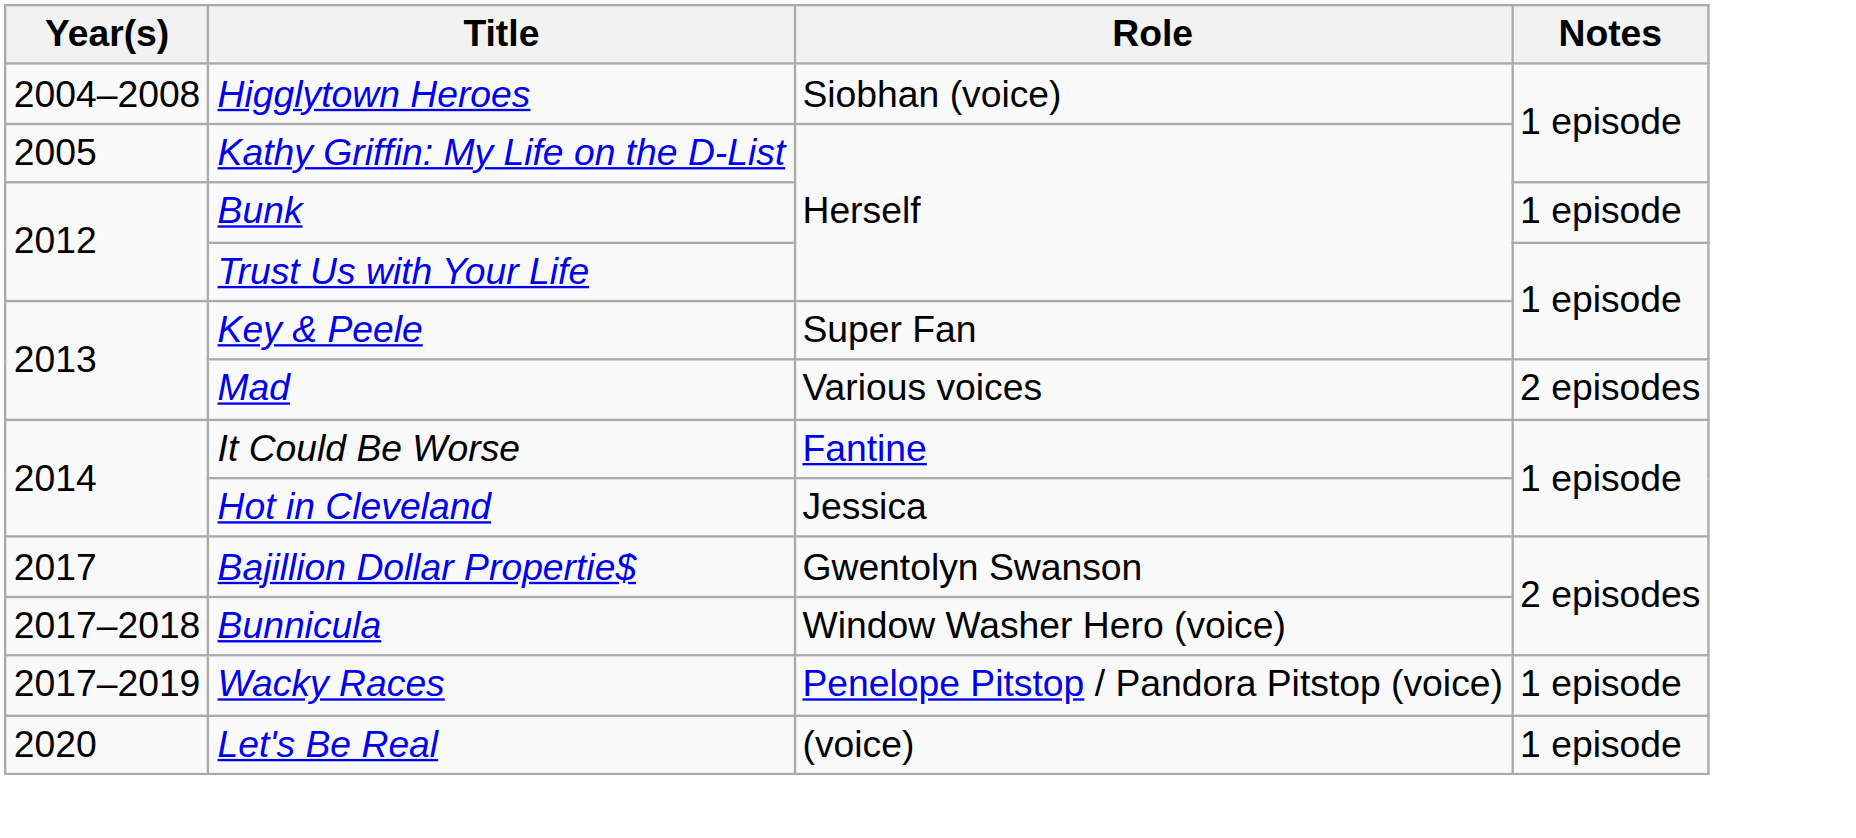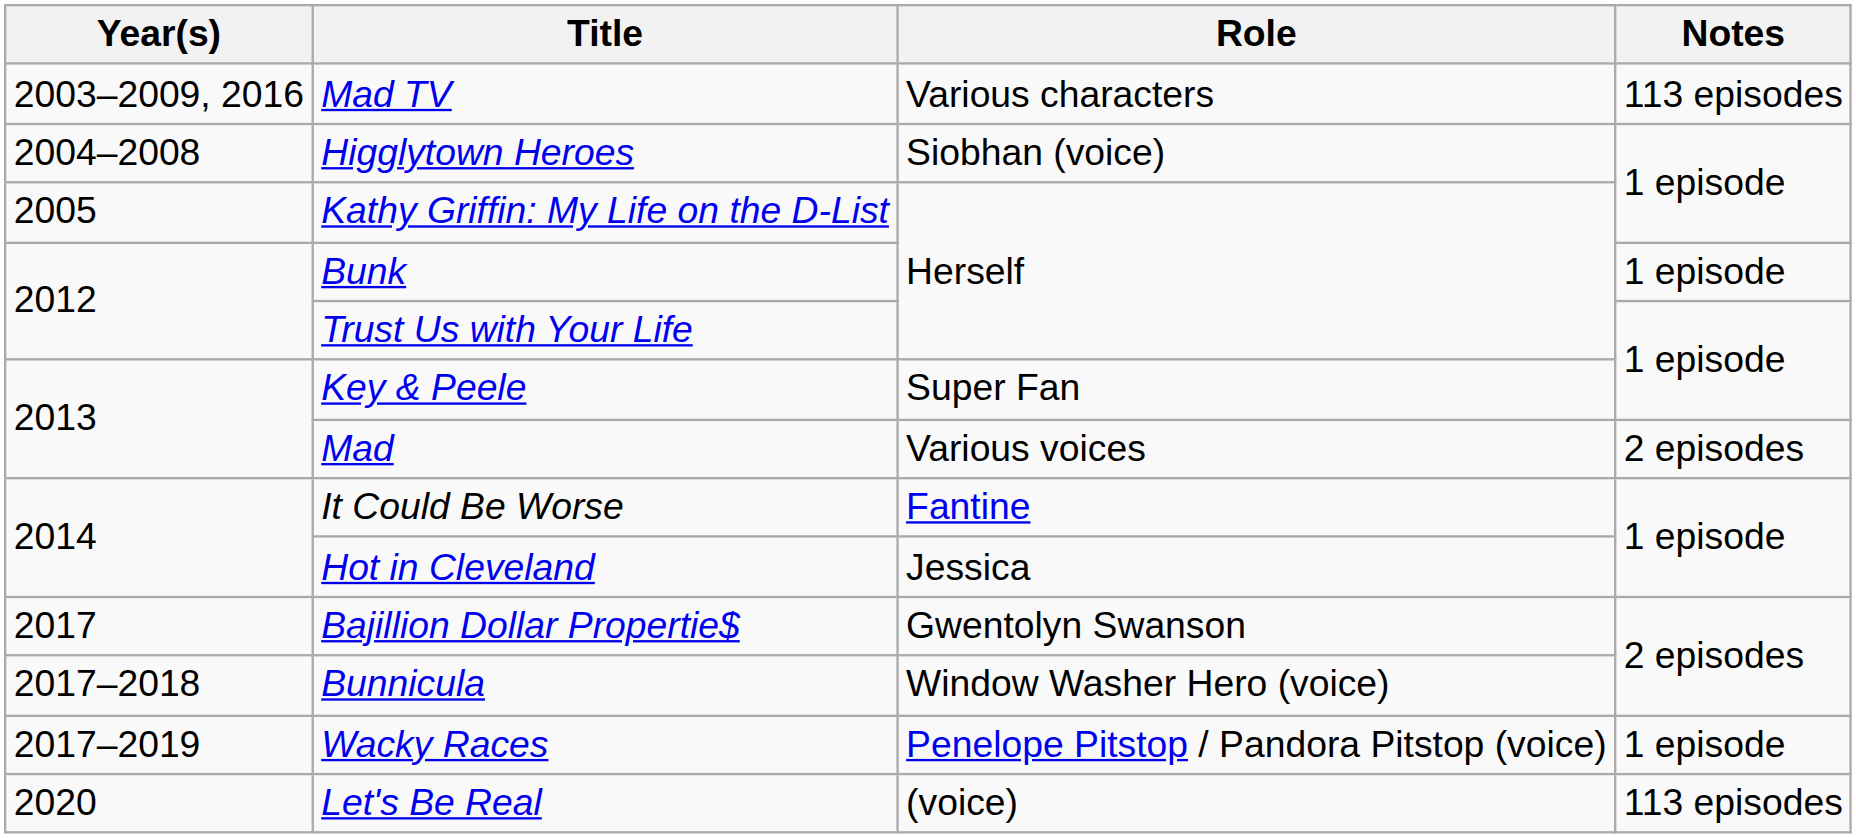+ row: (386, 93)
(1601, 743) 1 episode -> (1733, 802) 113 episodes
